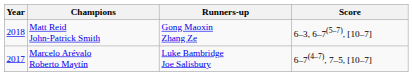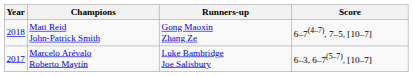(333, 33) 6–3, 6–7(5–7), [10–7] -> (333, 33) 6–7(4–7), 7–5, [10–7]
(333, 59) 6–7(4–7), 7–5, [10–7] -> (333, 59) 6–3, 6–7(5–7), [10–7]
